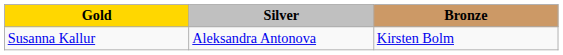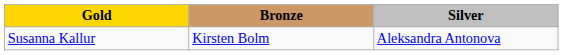columns swapped: (281, 15) <-> (466, 15)
